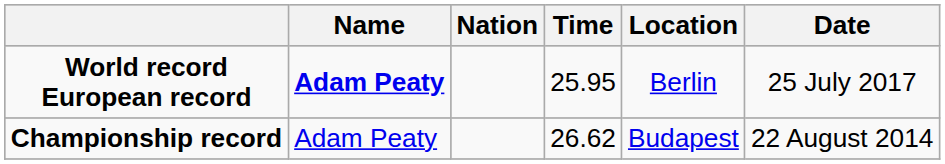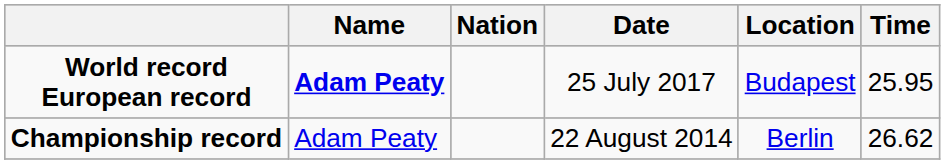columns swapped: (583, 25) <-> (842, 25)
(683, 81) Berlin -> (800, 81) Budapest
(683, 138) Budapest -> (800, 138) Berlin
